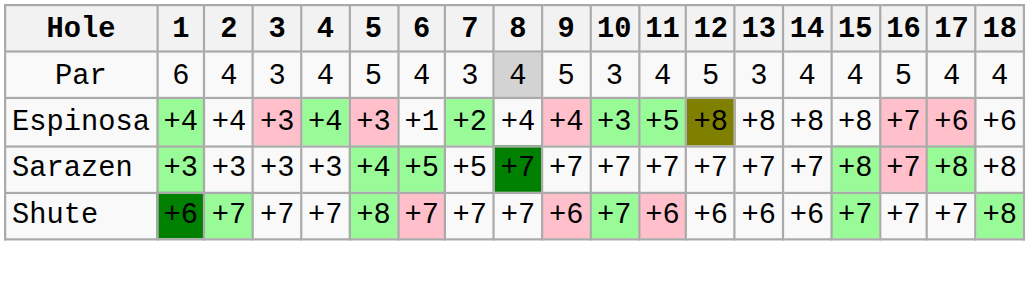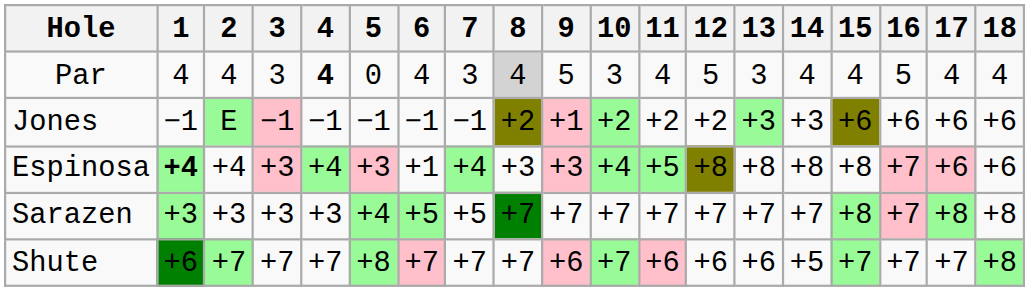(181, 75) 6 -> (181, 75) 4
(325, 75) normal -> (325, 75) bold
(373, 75) 5 -> (373, 75) 0
+ row: (55, 122)
(181, 122) normal -> (181, 169) bold
(470, 122) +2 -> (470, 169) +4
(518, 122) +4 -> (518, 169) +3
(566, 122) +4 -> (566, 169) +3
(614, 122) +3 -> (614, 169) +4
(807, 216) +6 -> (807, 263) +5
